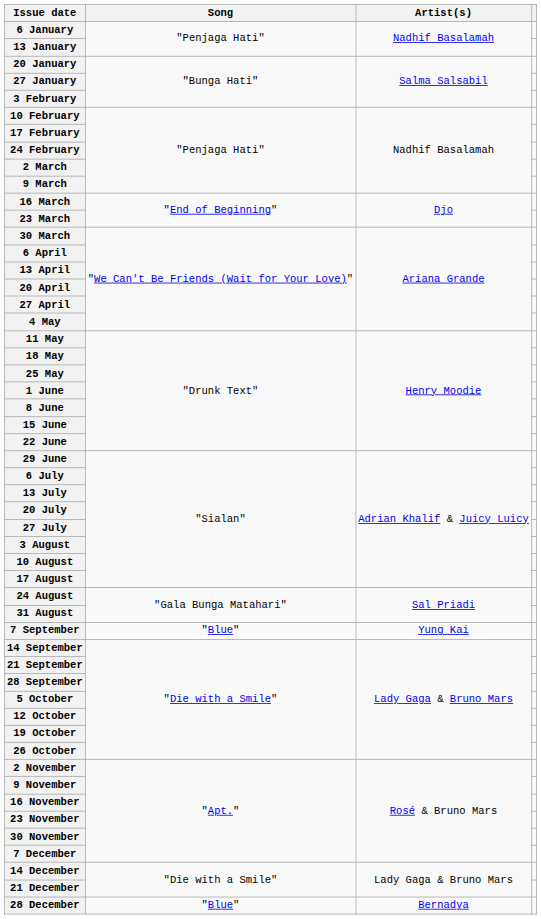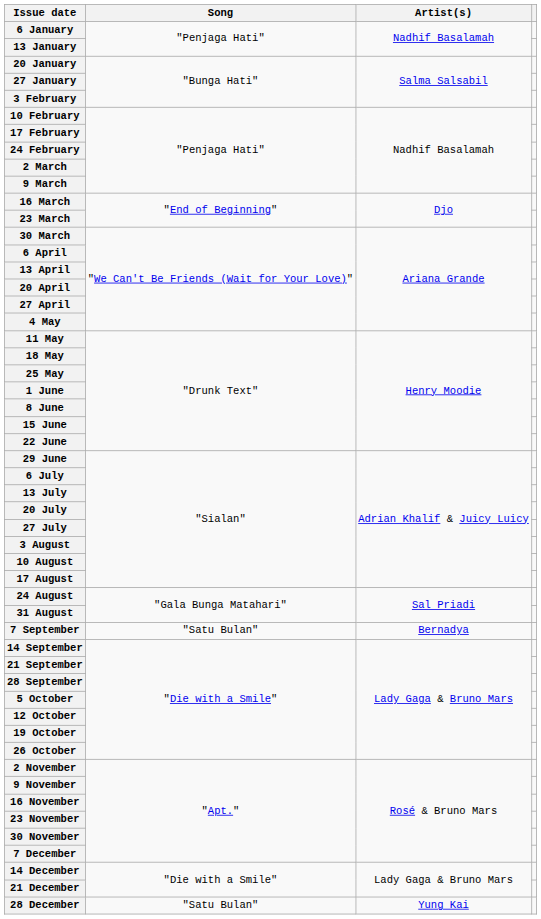(220, 631) "Blue" -> (220, 631) "Satu Bulan"
(444, 631) Yung Kai -> (444, 631) Bernadya
(220, 905) "Blue" -> (220, 905) "Satu Bulan"
(444, 905) Bernadya -> (444, 905) Yung Kai
